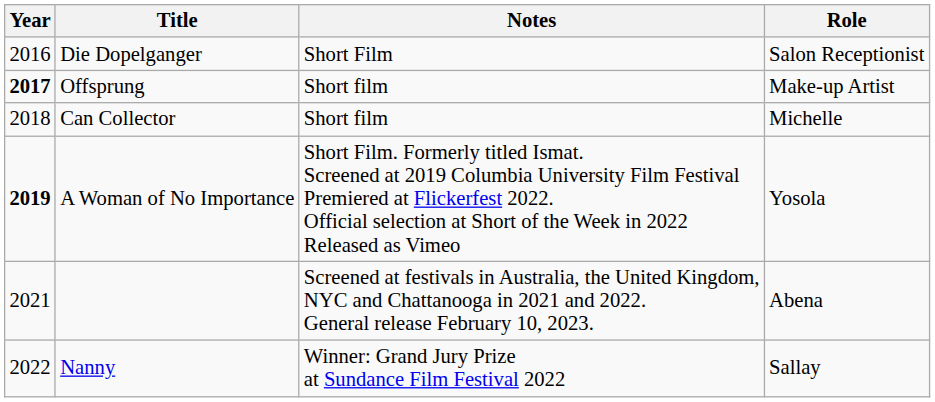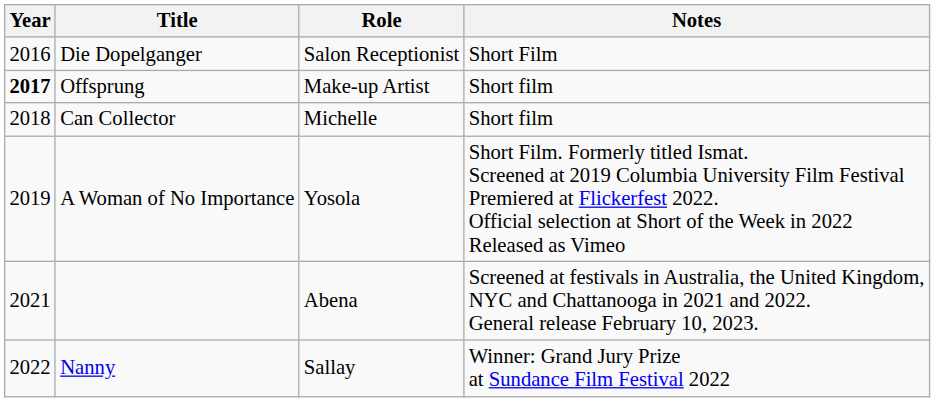columns swapped: (847, 20) <-> (532, 20)
(30, 198) bold -> (30, 198) normal
